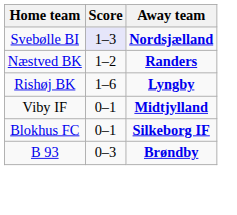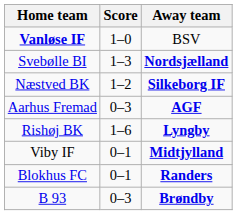+ row: (52, 38)
(105, 38) lavender background -> (121, 61) no background
(171, 61) Randers -> (186, 84) Silkeborg IF
+ row: (52, 107)
(171, 130) Silkeborg IF -> (186, 175) Randers
